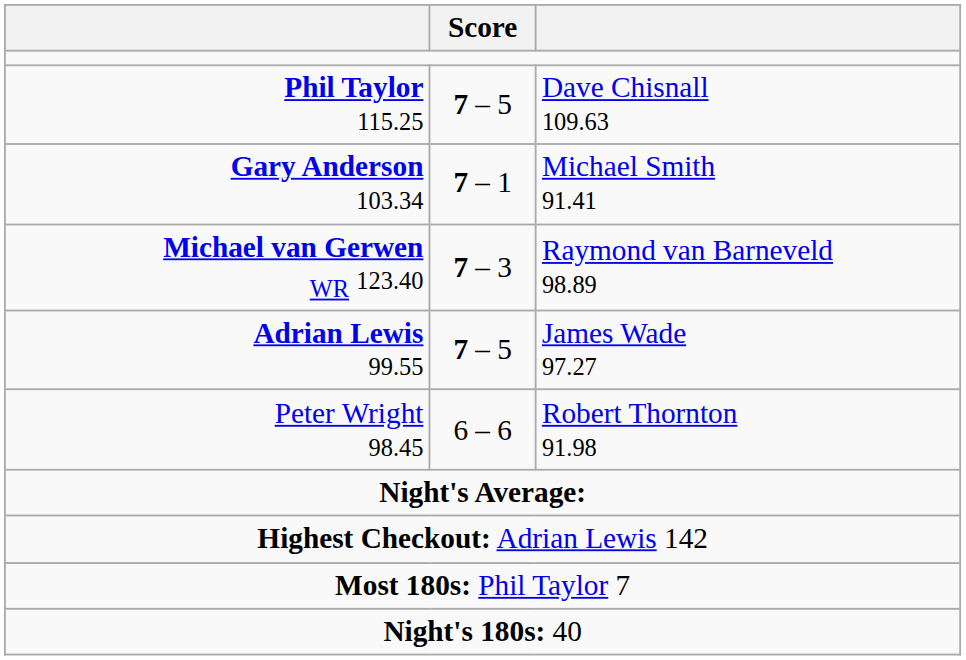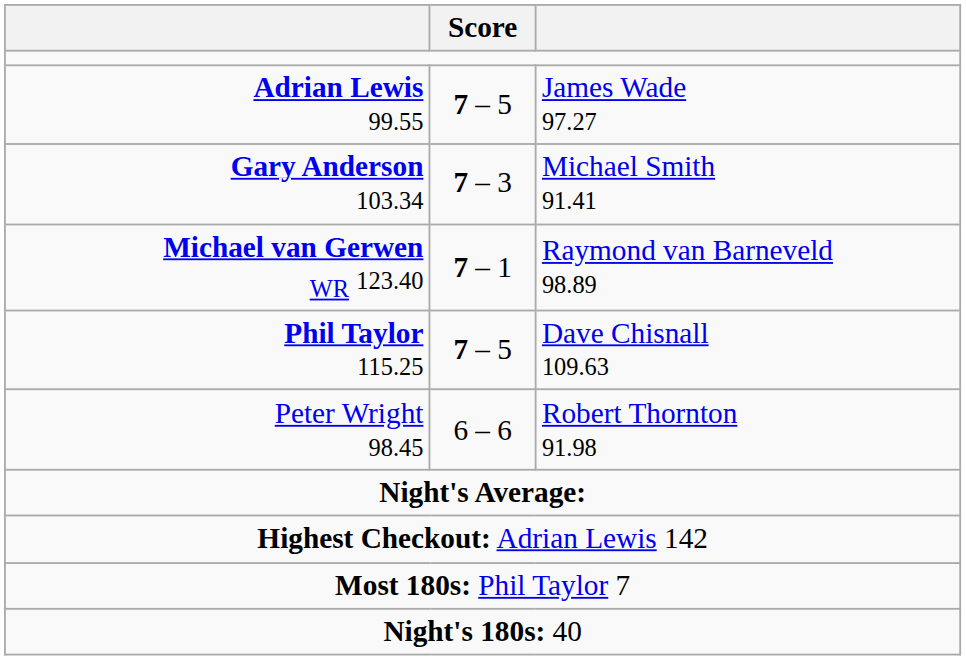rows swapped: (338, 349) <-> (354, 104)
(483, 183) 7 – 1 -> (483, 183) 7 – 3
(483, 266) 7 – 3 -> (483, 266) 7 – 1
